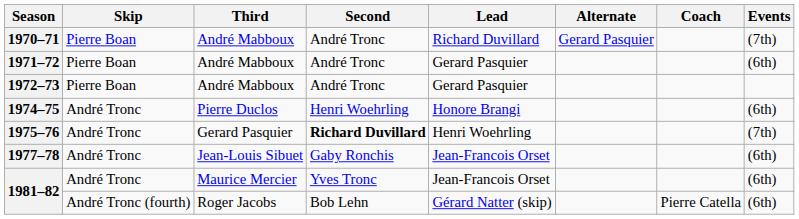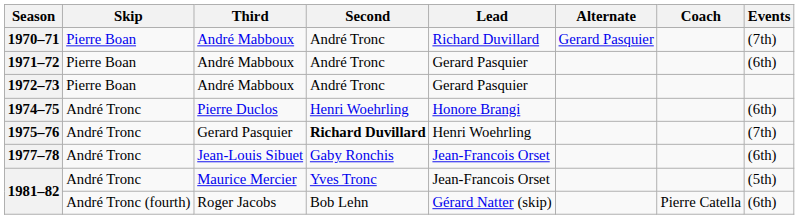(762, 179) (6th) -> (762, 179) (5th)
